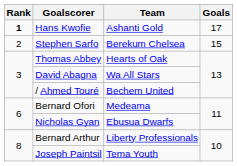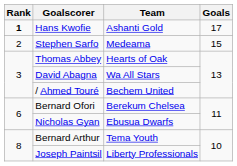(146, 44) Berekum Chelsea -> (128, 44) Medeama
(128, 106) Medeama -> (146, 106) Berekum Chelsea
(152, 137) Liberty Professionals -> (132, 137) Tema Youth
(132, 153) Tema Youth -> (152, 153) Liberty Professionals
